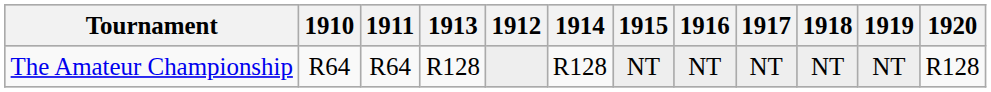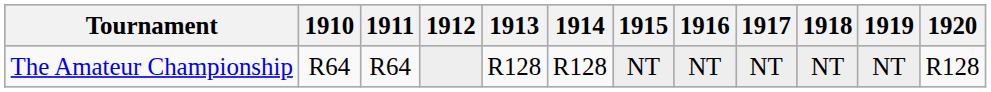columns swapped: (516, 25) <-> (453, 25)
